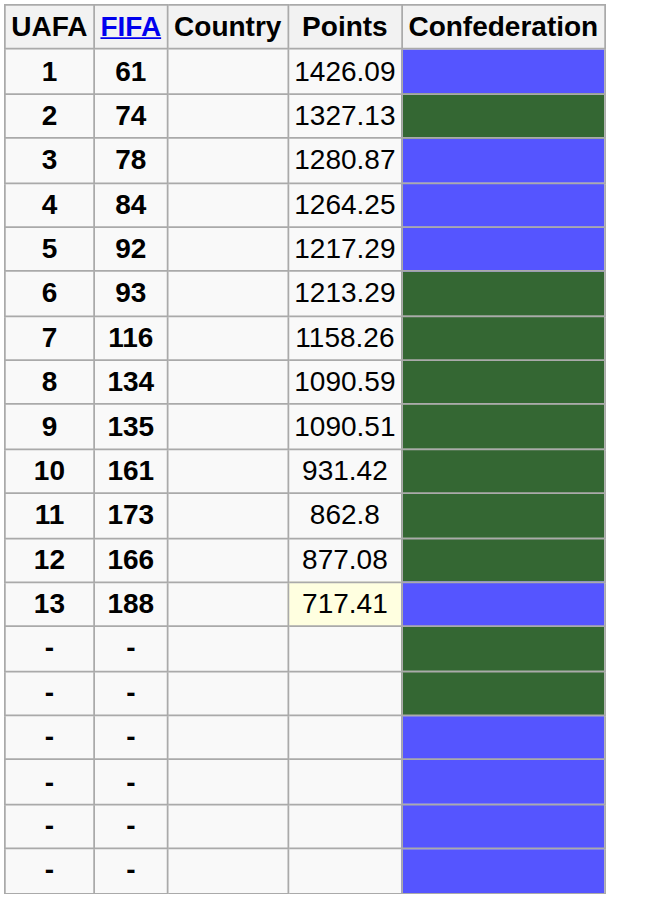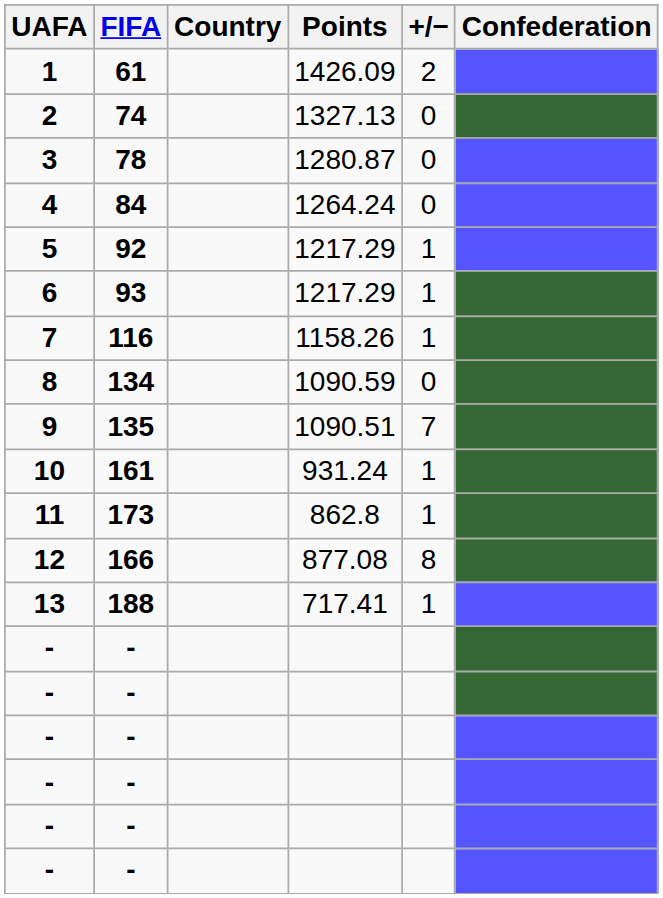+ column: (429, 26)
(345, 204) 1264.25 -> (345, 204) 1264.24
(345, 293) 1213.29 -> (345, 293) 1217.29
(345, 470) 931.42 -> (345, 470) 931.24
(345, 603) lightyellow background -> (345, 603) no background
